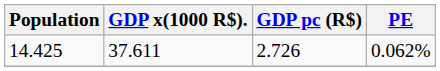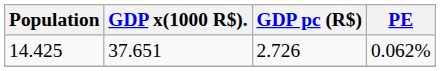(135, 50) 37.611 -> (135, 50) 37.651
